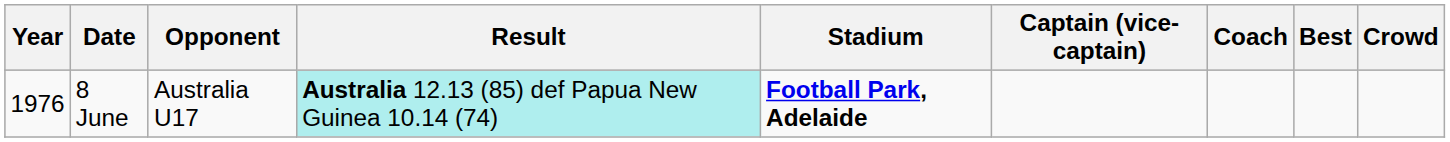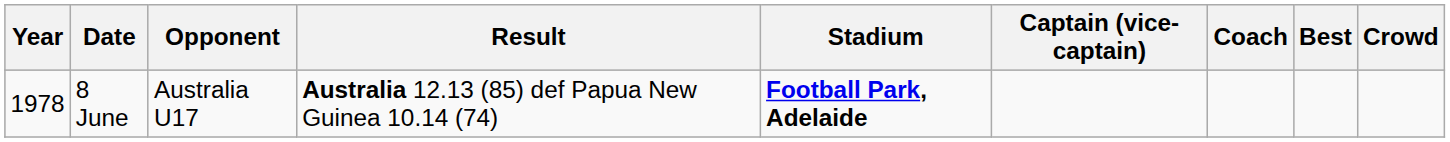(38, 103) 1976 -> (38, 103) 1978
(500, 103) paleturquoise background -> (500, 103) no background
